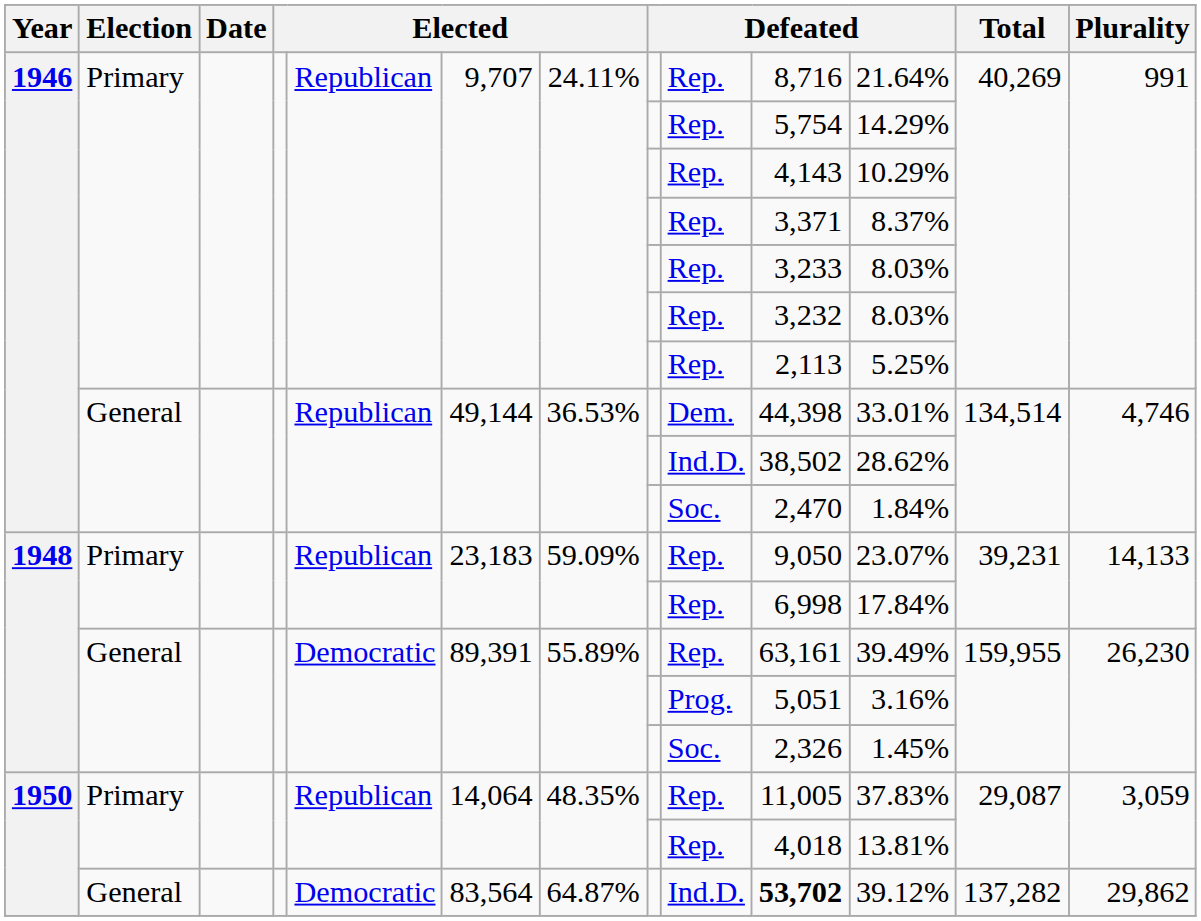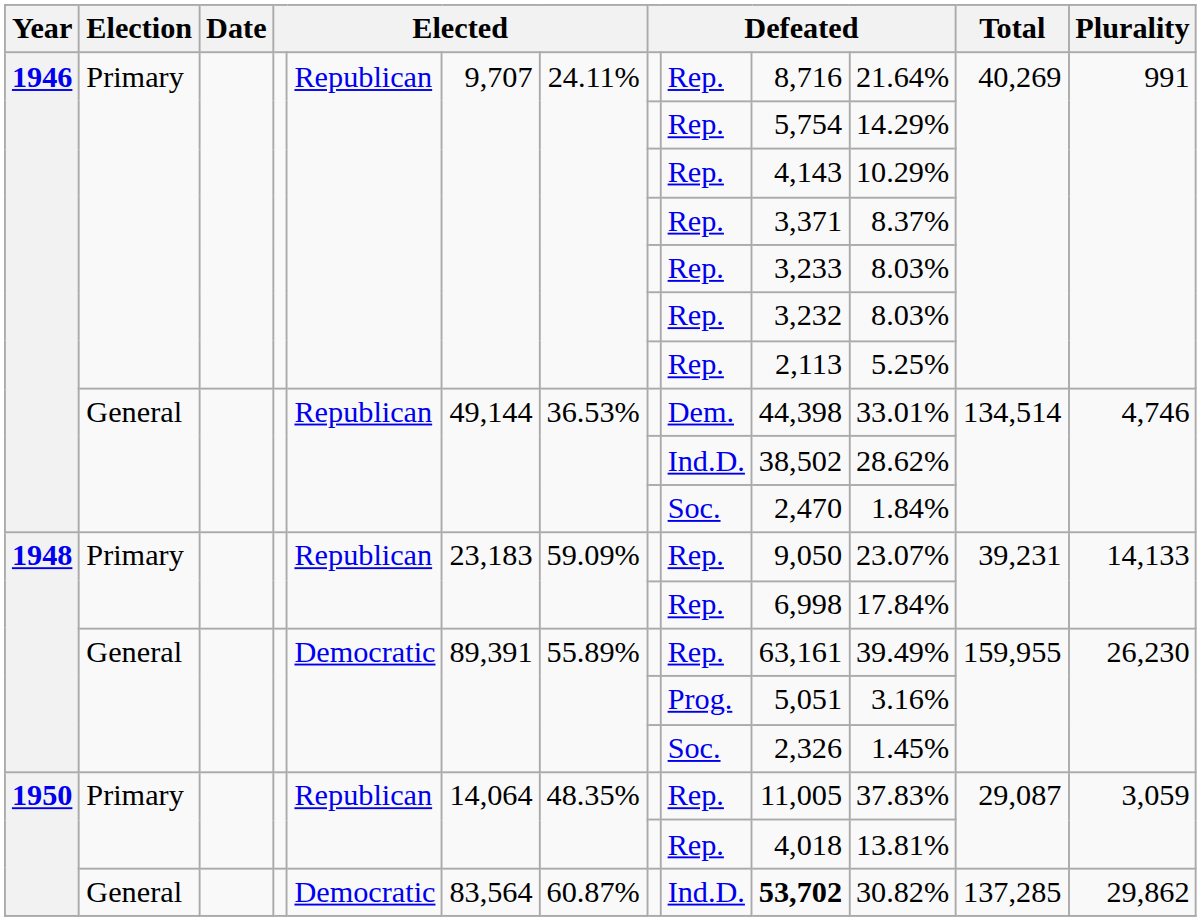(593, 891) 64.87% -> (593, 891) 60.87%
(903, 891) 39.12% -> (903, 891) 30.82%
(1012, 891) 137,282 -> (1012, 891) 137,285
